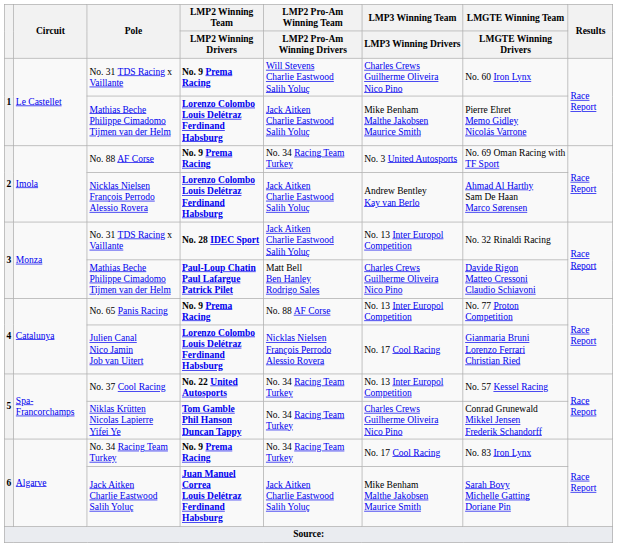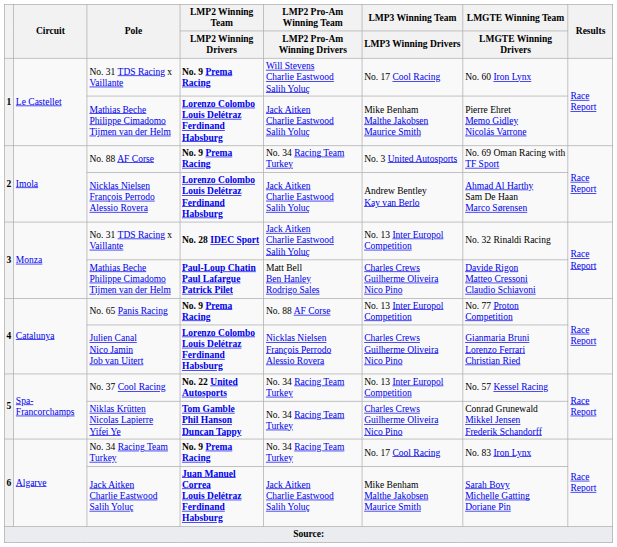(401, 76) Charles Crews Guilherme Oliveira Nico Pino -> (402, 76) No. 17 Cool Racing
(402, 349) No. 17 Cool Racing -> (401, 349) Charles Crews Guilherme Oliveira Nico Pino
